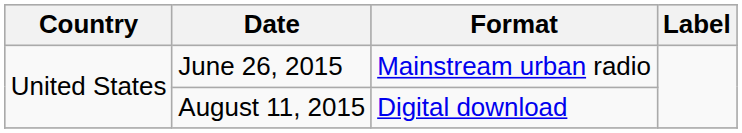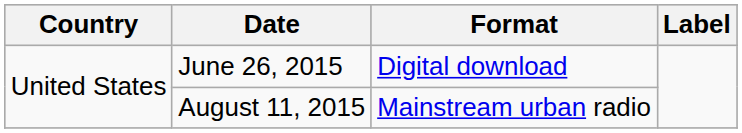(514, 66) Mainstream urban radio -> (472, 66) Digital download
(472, 107) Digital download -> (514, 107) Mainstream urban radio
